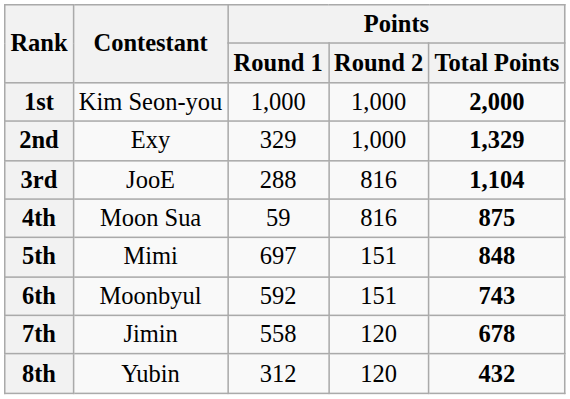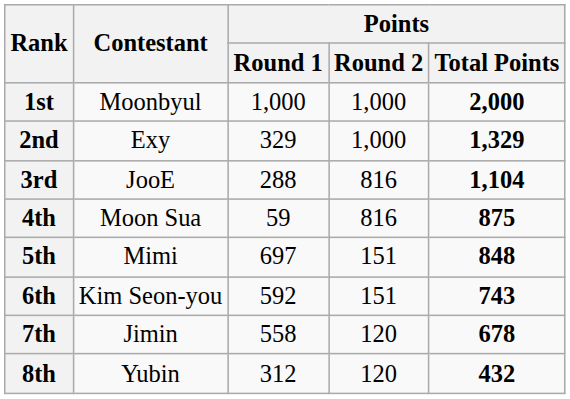(151, 101) Kim Seon-you -> (151, 101) Moonbyul
(151, 295) Moonbyul -> (151, 295) Kim Seon-you
